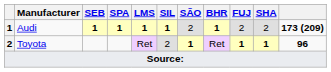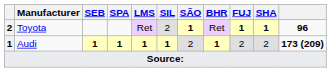rows swapped: (27, 27) <-> (32, 43)
